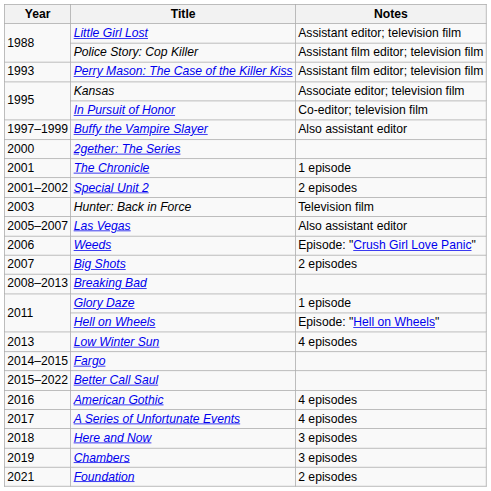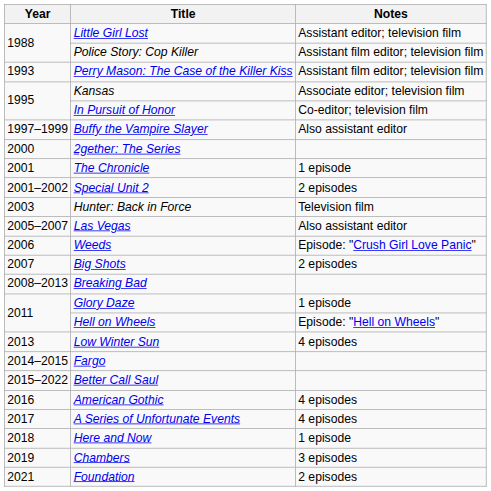(328, 438) 3 episodes -> (325, 438) 1 episode
